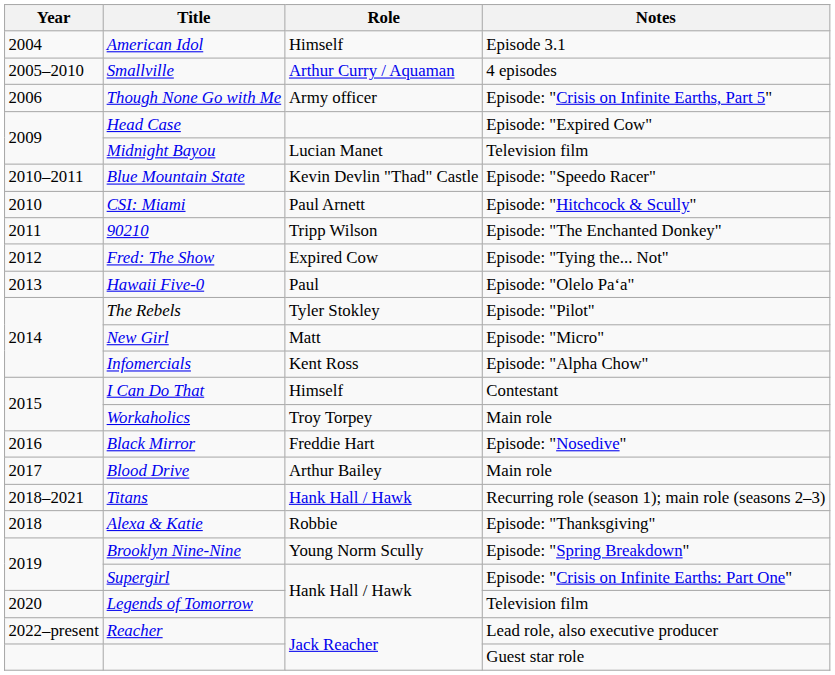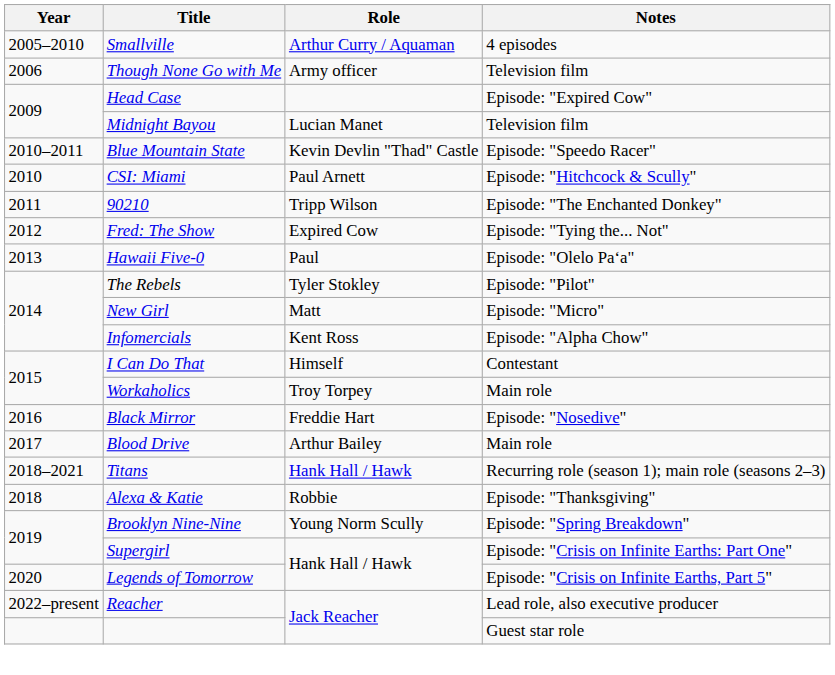- row: (155, 44)
(629, 97) Episode: "Crisis on Infinite Earths, Part 5" -> (537, 71) Television film
(537, 603) Television film -> (629, 577) Episode: "Crisis on Infinite Earths, Part 5"
